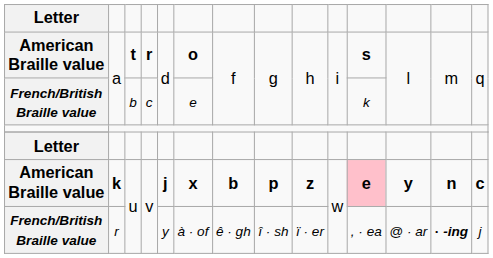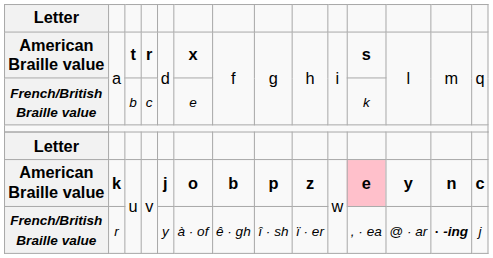(193, 55) o -> (193, 55) x
(193, 183) x -> (193, 183) o
